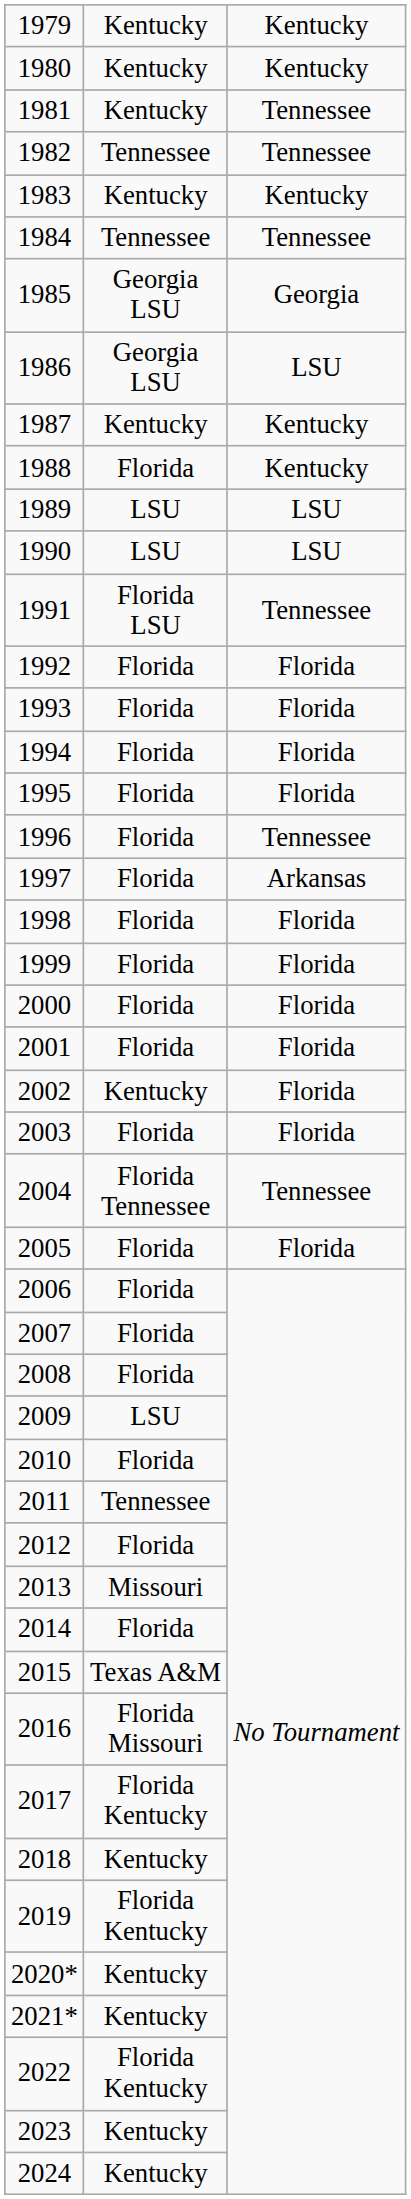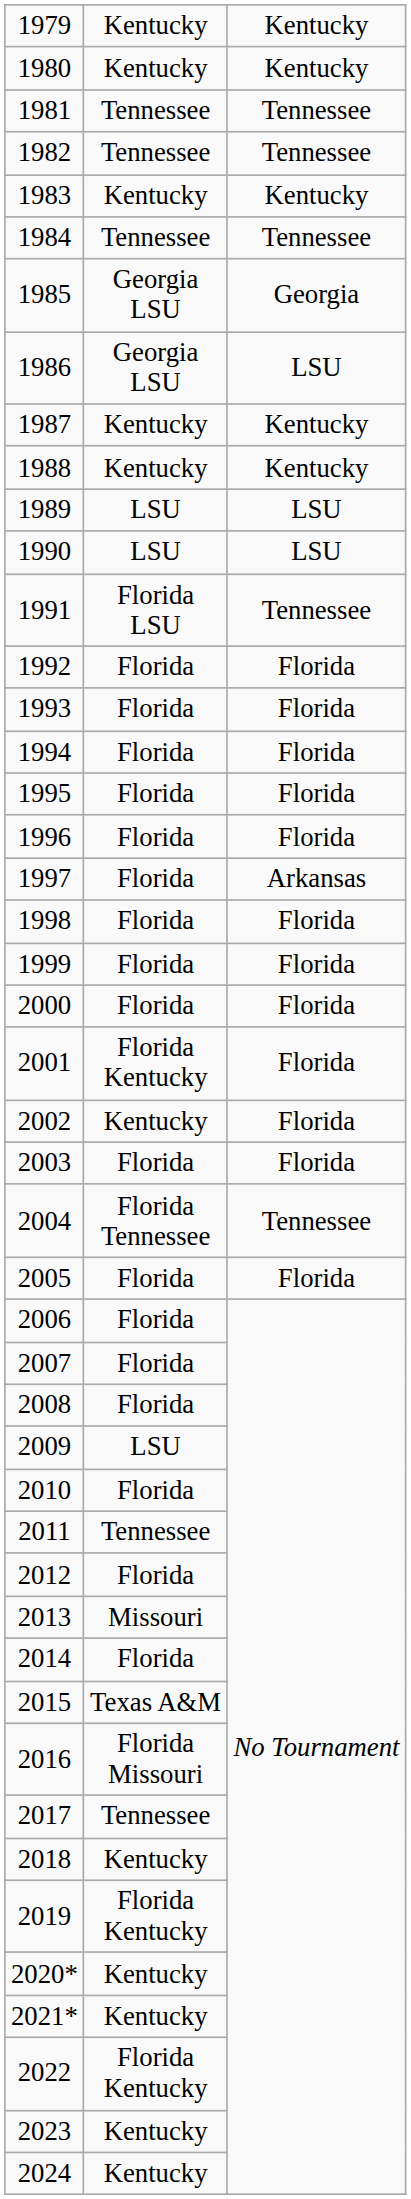(156, 110) Kentucky -> (156, 110) Tennessee
(156, 467) Florida -> (156, 467) Kentucky
(316, 836) Tennessee -> (316, 836) Florida
(156, 1048) Florida -> (156, 1063) Florida Kentucky
(156, 1801) Florida Kentucky -> (156, 1816) Tennessee
